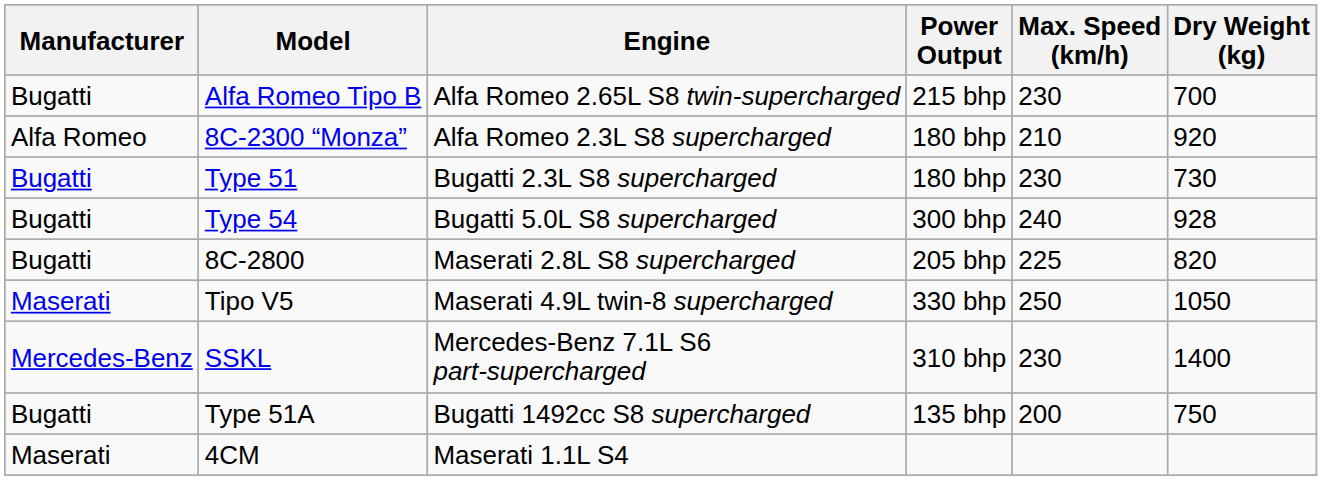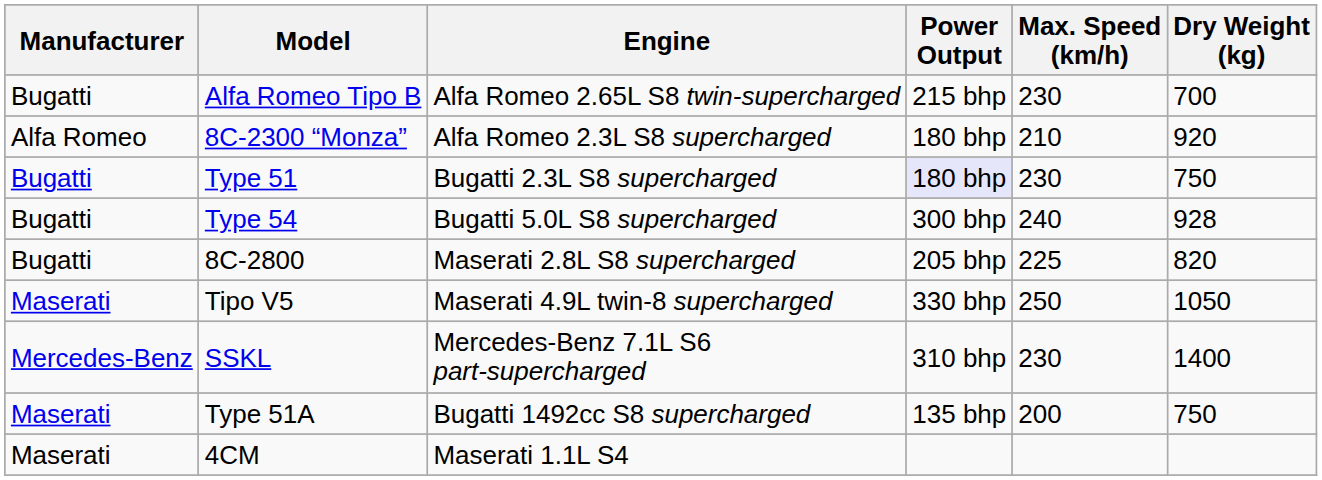(959, 178) no background -> (959, 178) lavender background
(1195, 178) 730 -> (1195, 178) 750
(51, 413) Bugatti -> (61, 413) Maserati
